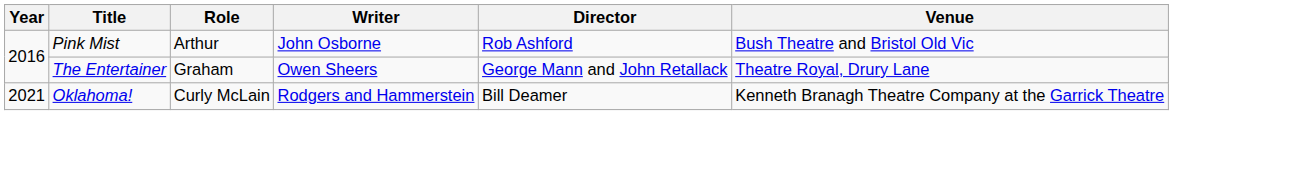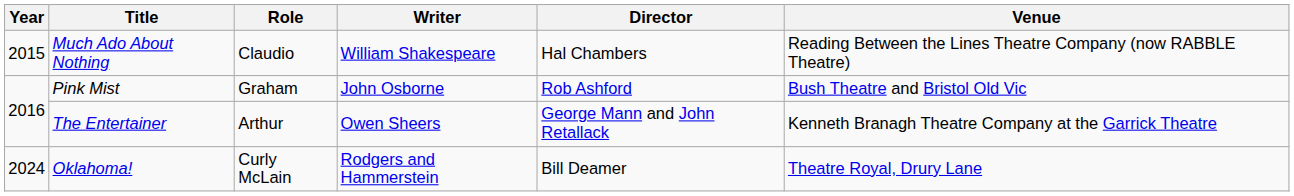+ row: (113, 52)
(196, 43) Arthur -> (268, 88) Graham
(204, 69) Graham -> (261, 123) Arthur
(832, 69) Theatre Royal, Drury Lane -> (1002, 123) Kenneth Branagh Theatre Company at the Garrick Theatre
(27, 95) 2021 -> (27, 168) 2024
(950, 95) Kenneth Branagh Theatre Company at the Garrick Theatre -> (885, 168) Theatre Royal, Drury Lane
